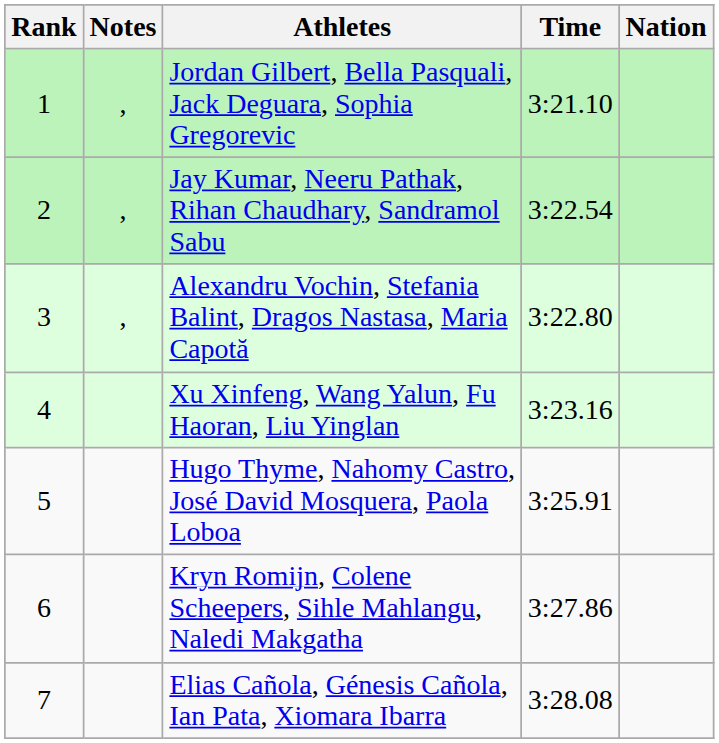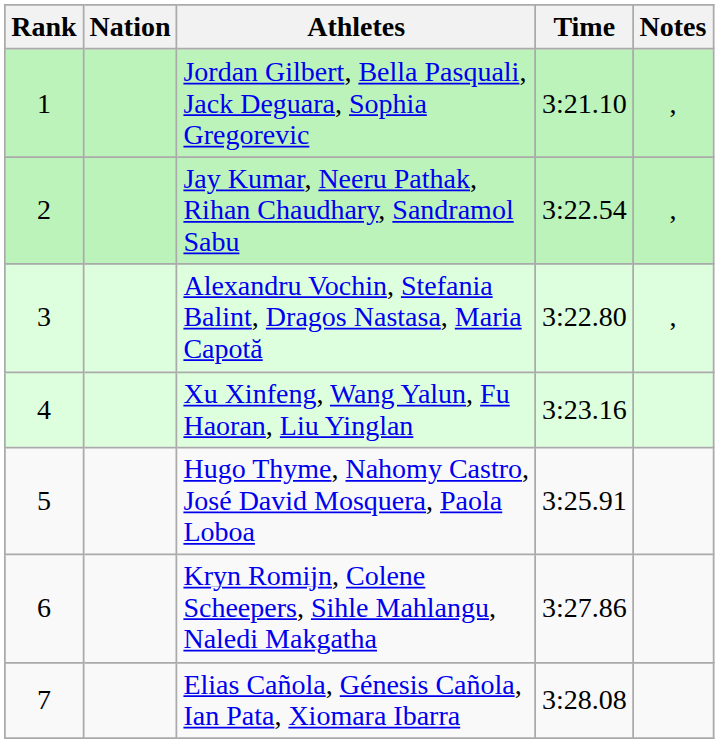columns swapped: (666, 26) <-> (123, 26)
